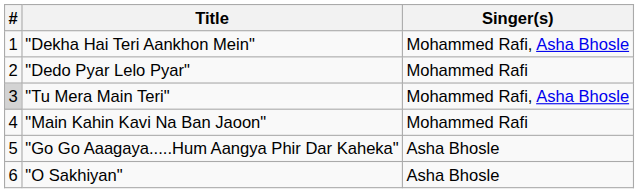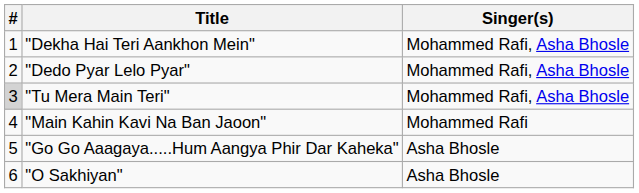(467, 70) Mohammed Rafi -> (518, 70) Mohammed Rafi, Asha Bhosle
